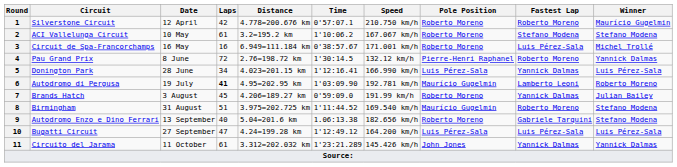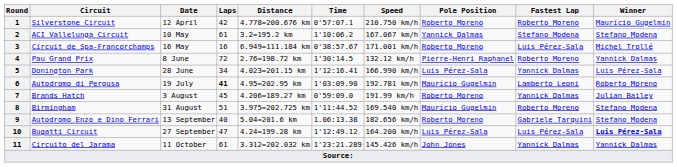(453, 35) Roberto Moreno -> (453, 35) Yannick Dalmas
(629, 132) normal -> (629, 132) bold
